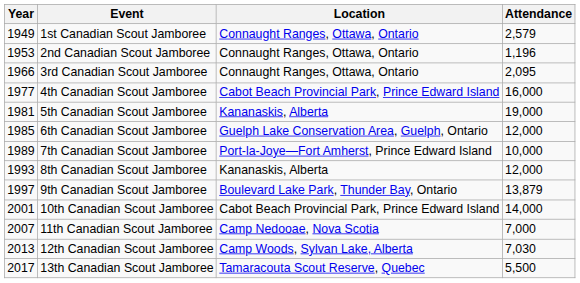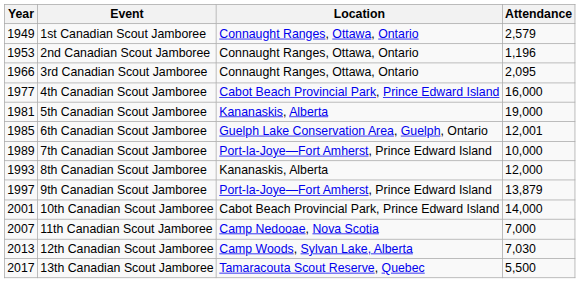(524, 131) 12,000 -> (524, 131) 12,001
(338, 190) Boulevard Lake Park, Thunder Bay, Ontario -> (356, 190) Port-la-Joye—Fort Amherst, Prince Edward Island
